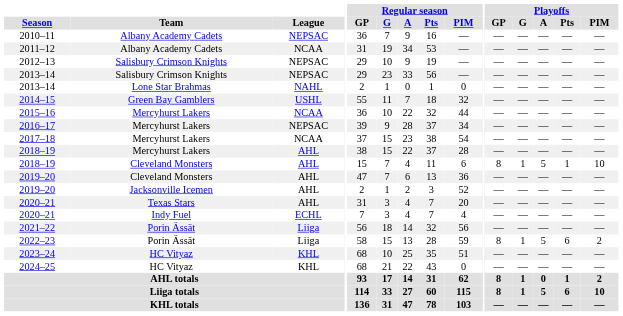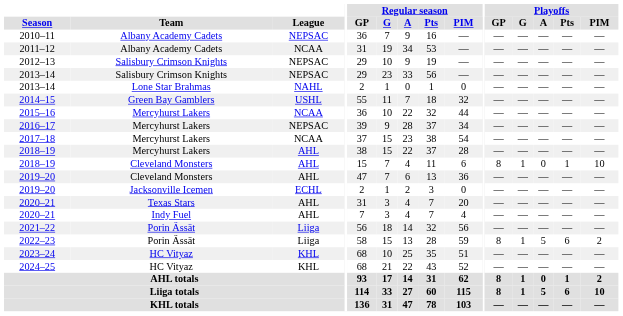(543, 164) 5 -> (543, 164) 0
(308, 189) AHL -> (308, 189) ECHL
(464, 189) 52 -> (464, 189) 0
(308, 215) ECHL -> (308, 215) AHL
(464, 266) 0 -> (464, 266) 52
